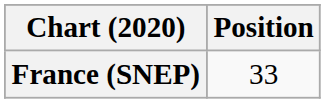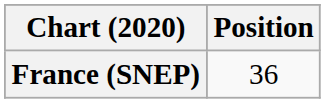(264, 73) 33 -> (264, 73) 36
